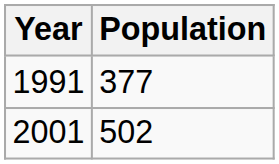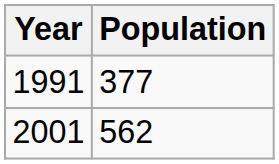(126, 132) 502 -> (126, 132) 562
